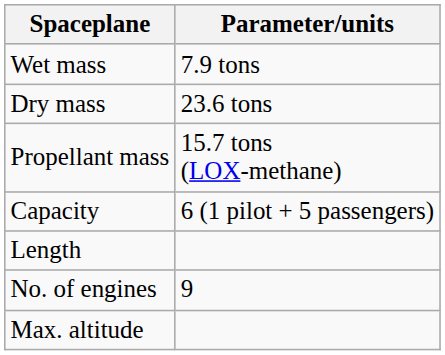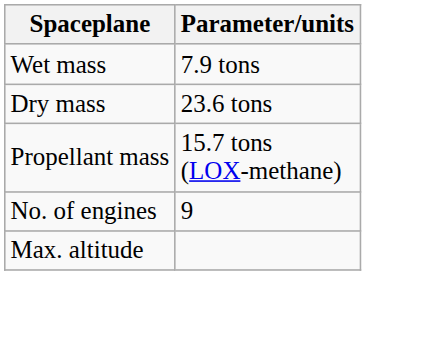- row: (55, 210)
- row: (46, 250)
